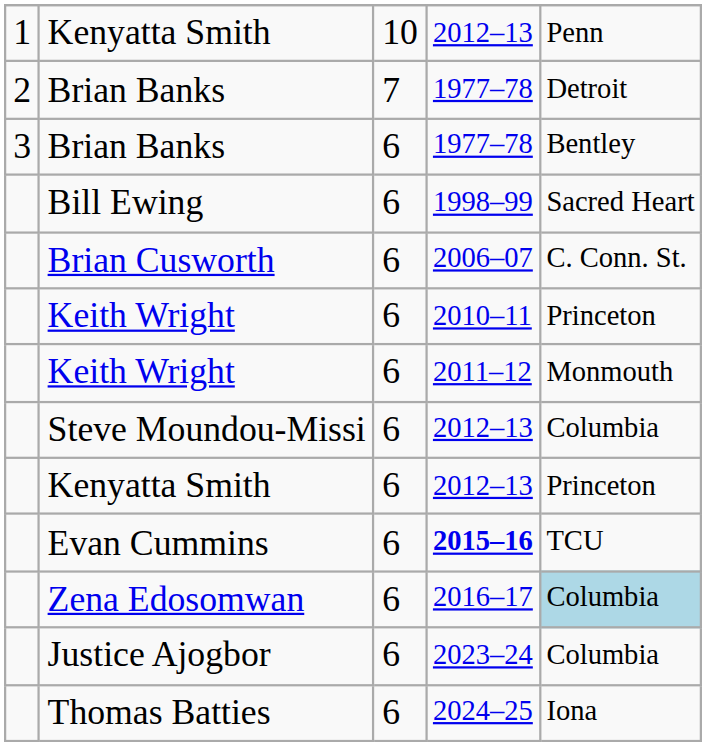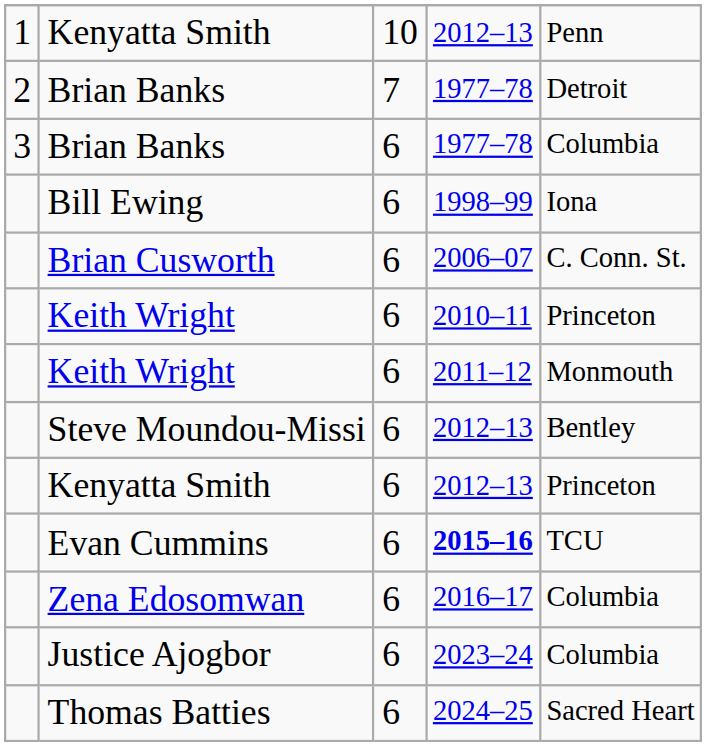(591, 145) Bentley -> (603, 145) Columbia
(620, 202) Sacred Heart -> (572, 202) Iona
(603, 428) Columbia -> (591, 428) Bentley
(603, 598) lightblue background -> (603, 598) no background
(572, 711) Iona -> (620, 711) Sacred Heart
